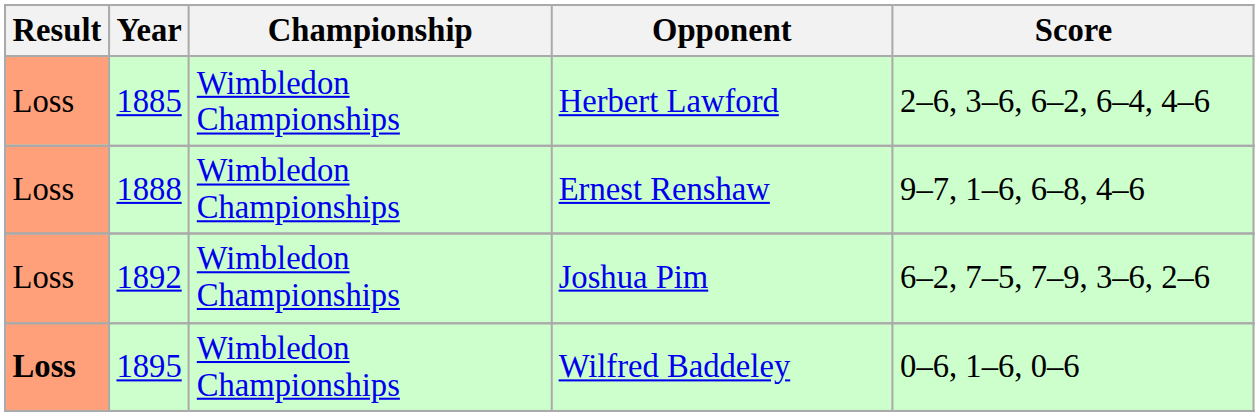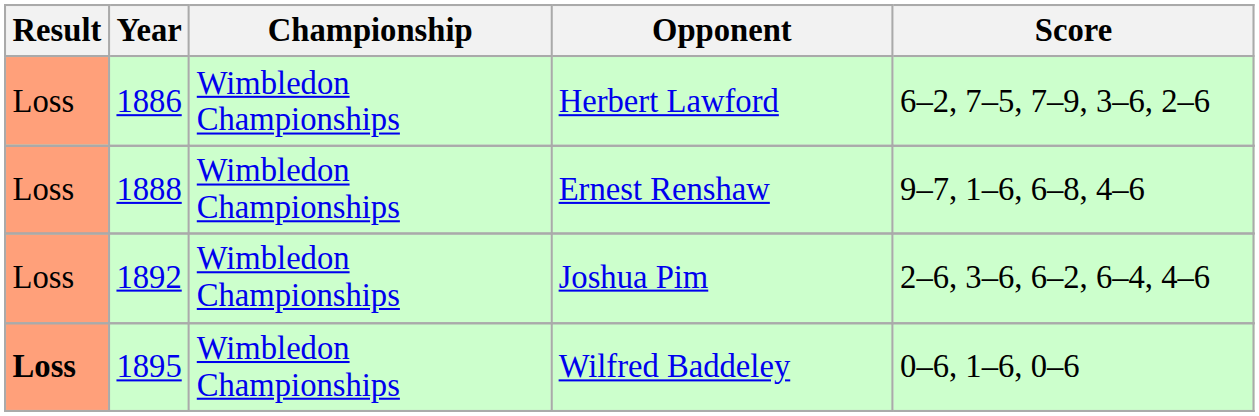(149, 100) 1885 -> (149, 100) 1886
(1055, 100) 2–6, 3–6, 6–2, 6–4, 4–6 -> (1055, 100) 6–2, 7–5, 7–9, 3–6, 2–6
(1055, 277) 6–2, 7–5, 7–9, 3–6, 2–6 -> (1055, 277) 2–6, 3–6, 6–2, 6–4, 4–6
